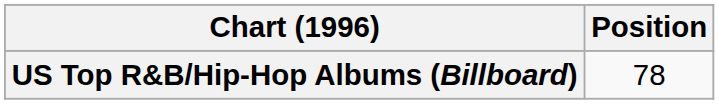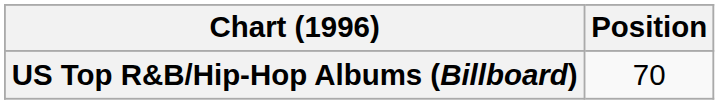(649, 74) 78 -> (649, 74) 70
